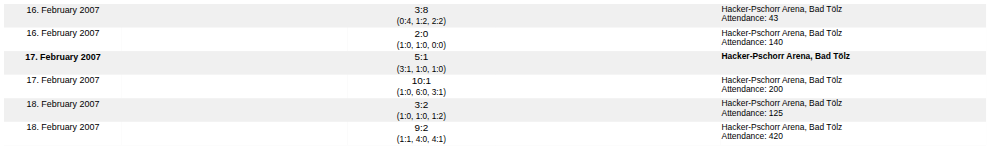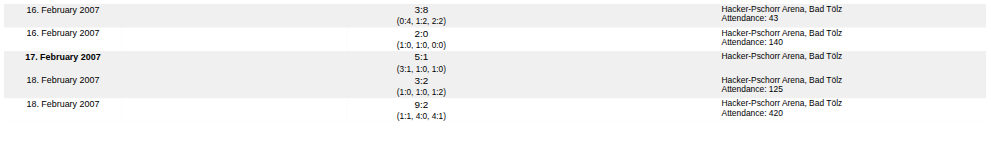(786, 56) bold -> (782, 56) normal
- row: (421, 86)
